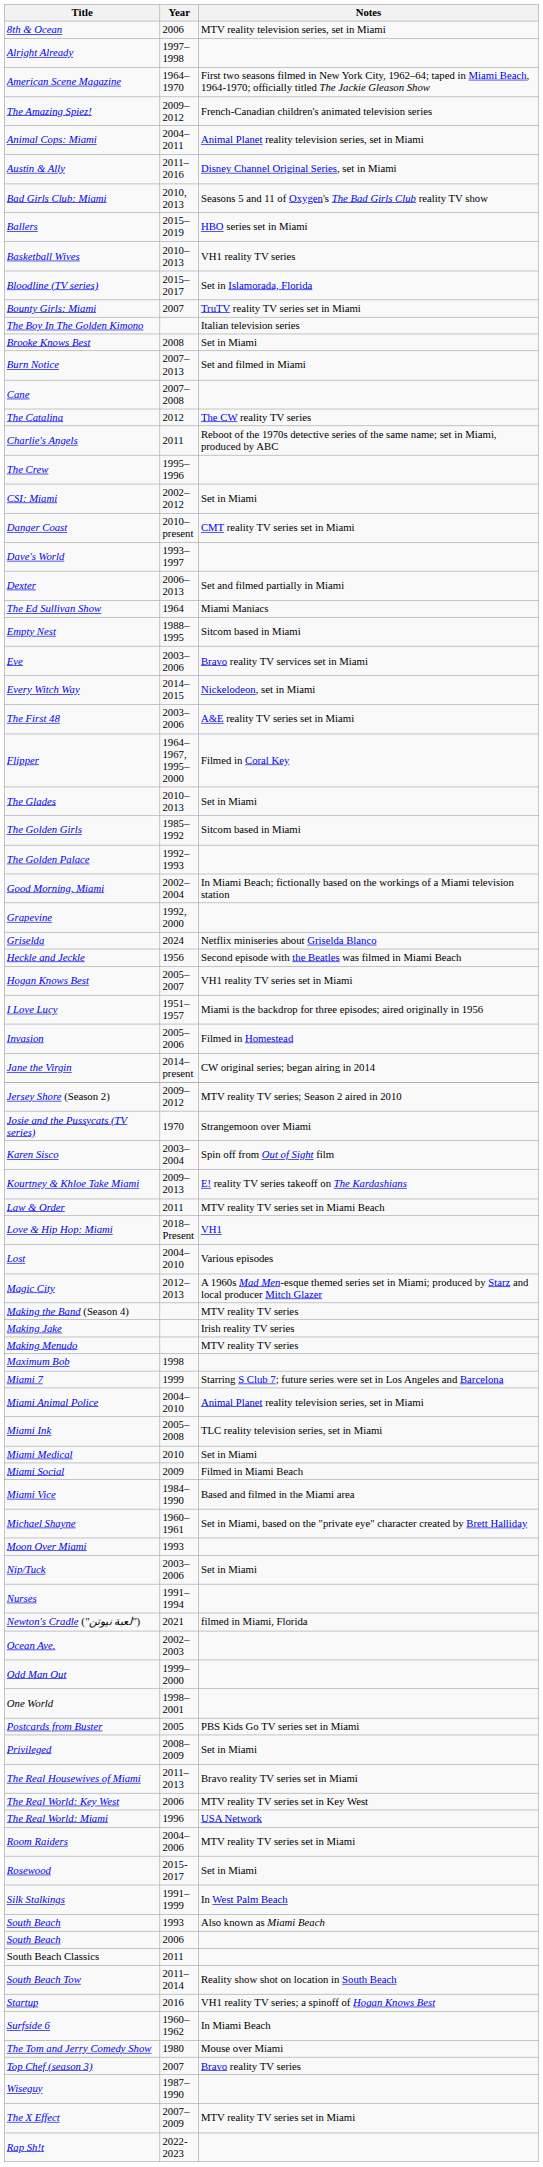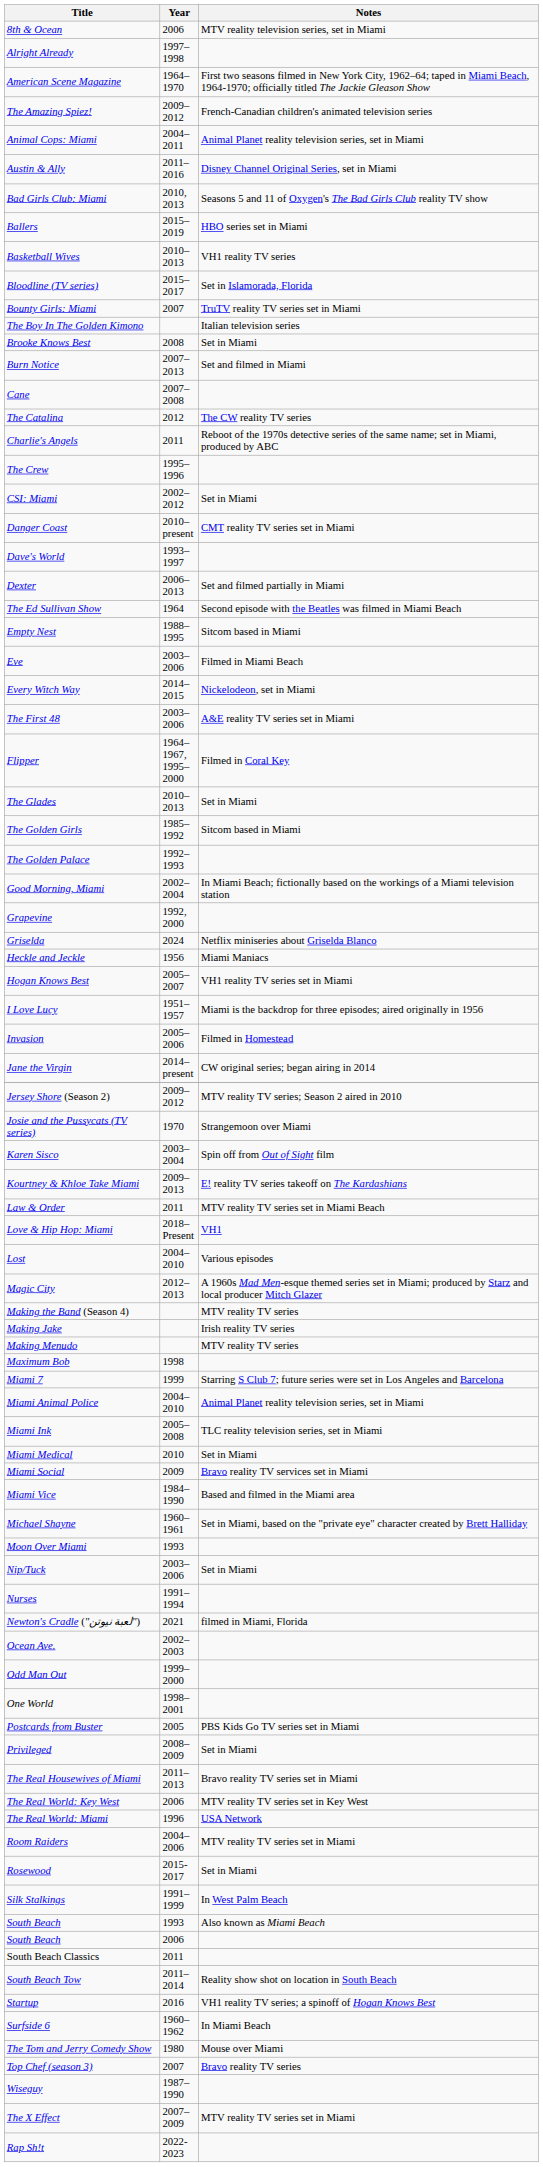(235, 609) Miami Maniacs -> (331, 609) Second episode with the Beatles was filmed in Miami Beach
(284, 661) Bravo reality TV services set in Miami -> (252, 661) Filmed in Miami Beach
(331, 957) Second episode with the Beatles was filmed in Miami Beach -> (235, 957) Miami Maniacs
(252, 1471) Filmed in Miami Beach -> (284, 1471) Bravo reality TV services set in Miami
